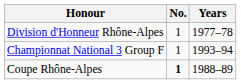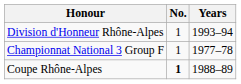(212, 32) 1977–78 -> (212, 32) 1993–94
(212, 50) 1993–94 -> (212, 50) 1977–78
